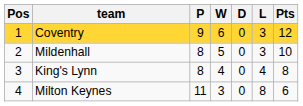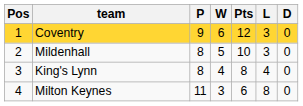columns swapped: (242, 14) <-> (285, 14)
